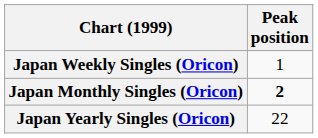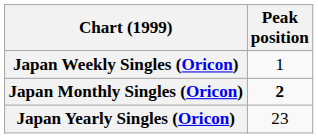(280, 118) 22 -> (280, 118) 23
